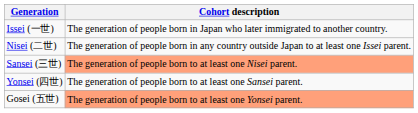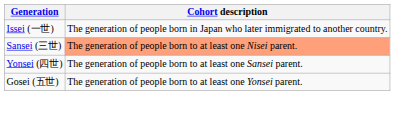- row: (32, 46)
(185, 99) lightsalmon background -> (185, 81) no background
